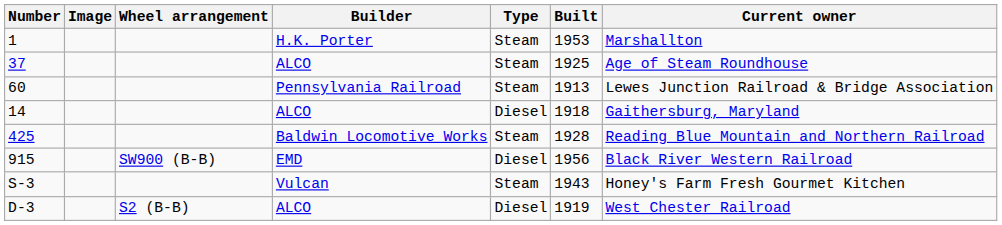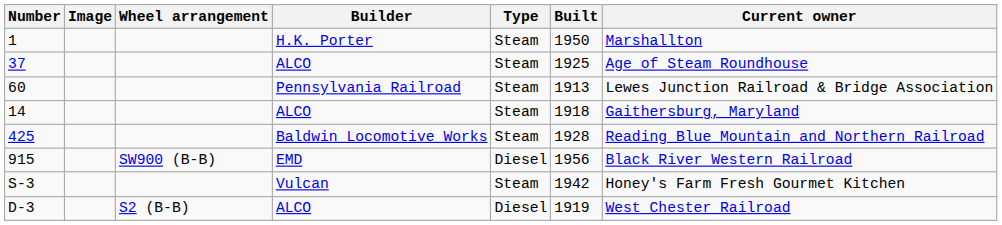(572, 40) 1953 -> (572, 40) 1950
(521, 112) Diesel -> (516, 112) Steam
(572, 184) 1943 -> (572, 184) 1942
